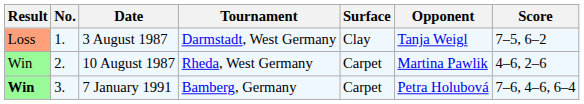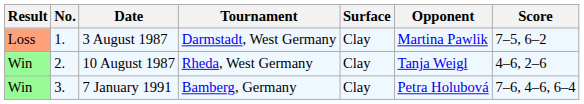(433, 39) Tanja Weigl -> (443, 39) Martina Pawlik
(362, 63) Carpet -> (357, 63) Clay
(443, 63) Martina Pawlik -> (433, 63) Tanja Weigl
(21, 86) bold -> (20, 86) normal
(362, 86) Carpet -> (357, 86) Clay
